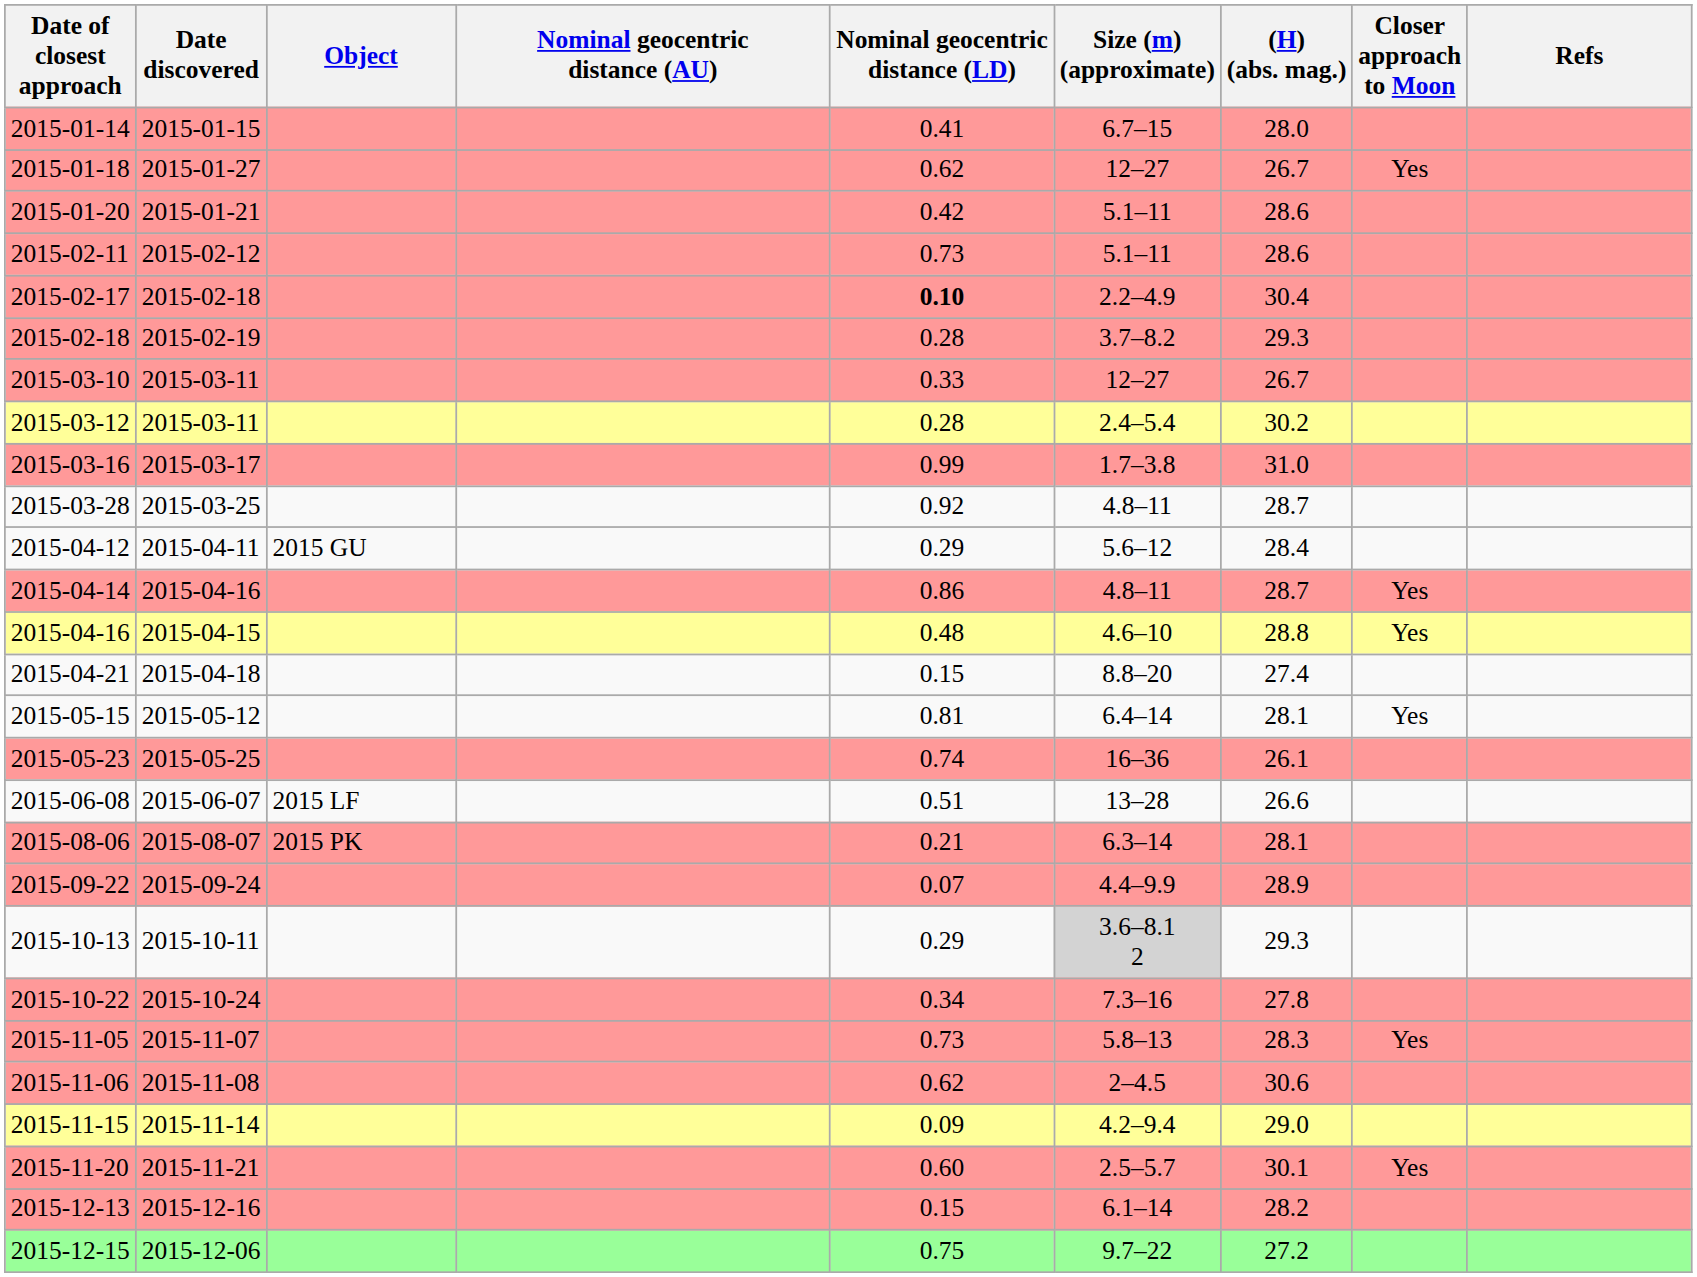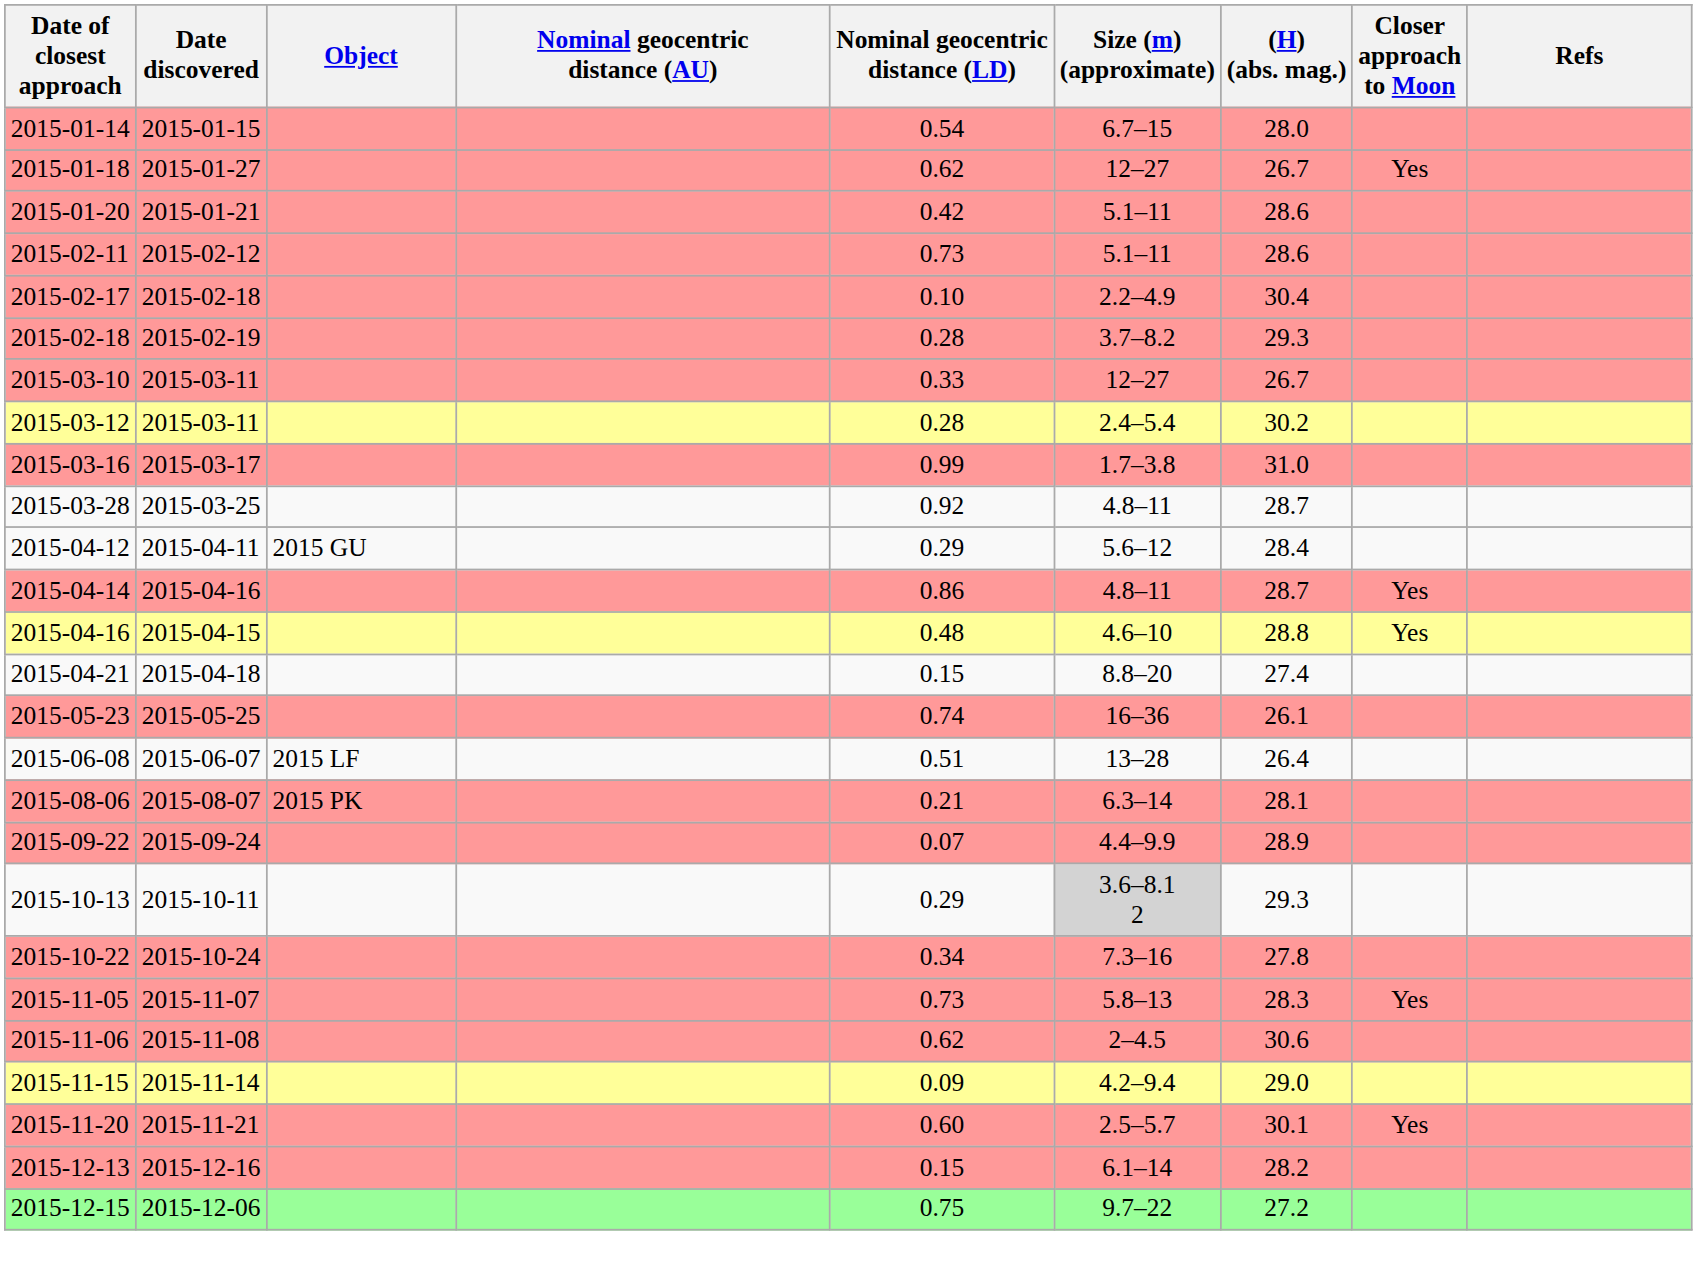(942, 128) 0.41 -> (942, 128) 0.54
(942, 296) bold -> (942, 296) normal
- row: (70, 716)
(1287, 800) 26.6 -> (1287, 758) 26.4
